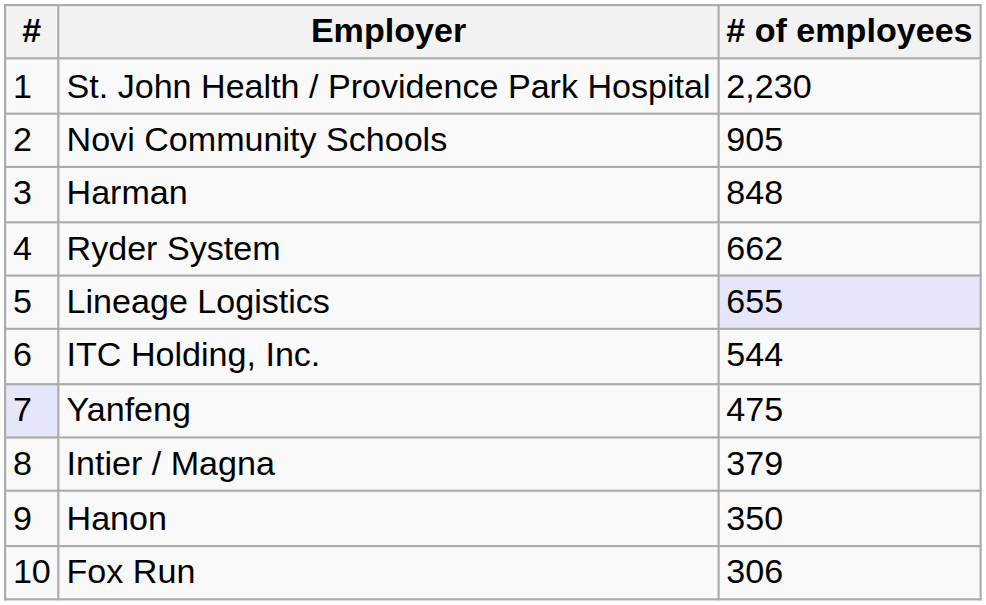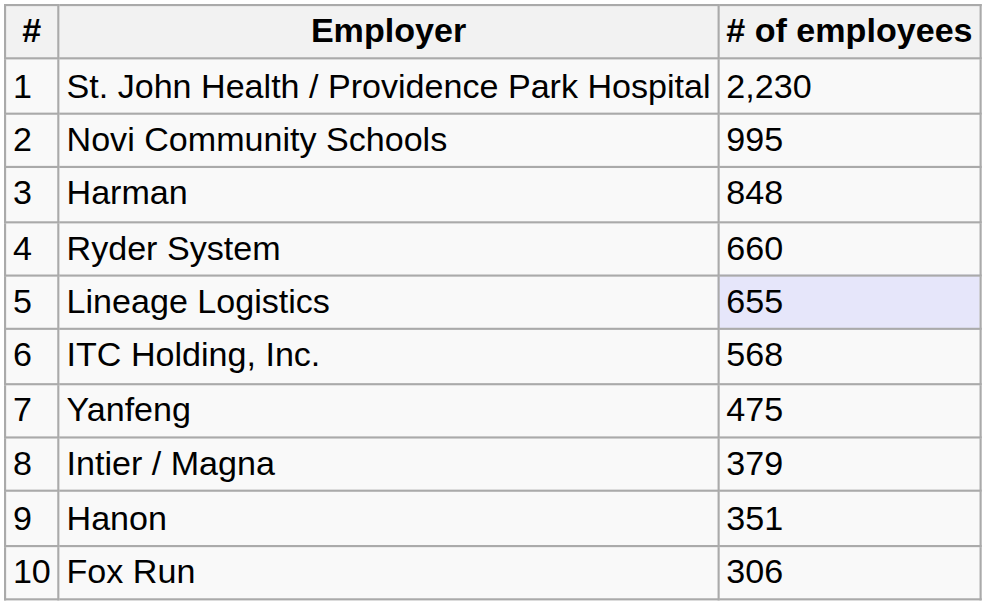(755, 139) 905 -> (755, 139) 995
(755, 247) 662 -> (755, 247) 660
(755, 355) 544 -> (755, 355) 568
(22, 409) lavender background -> (22, 409) no background
(755, 517) 350 -> (755, 517) 351
